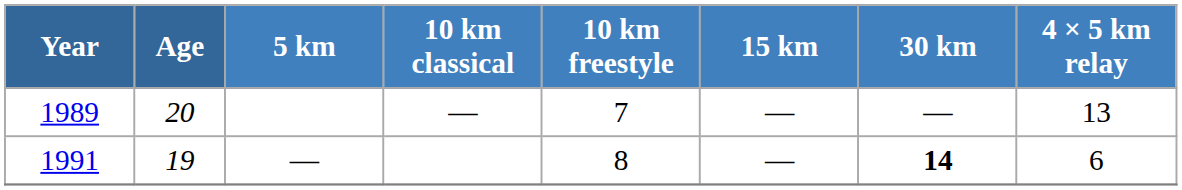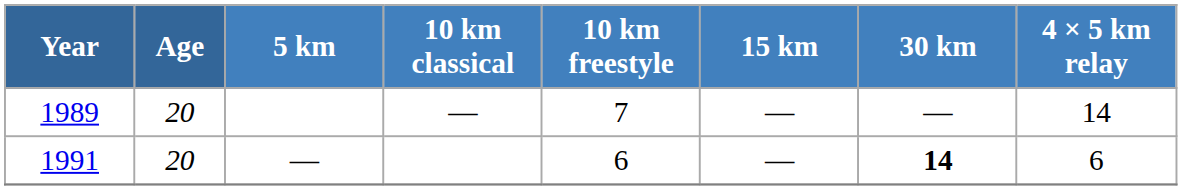(1096, 111) 13 -> (1096, 111) 14
(180, 160) 19 -> (180, 160) 20
(621, 160) 8 -> (621, 160) 6
